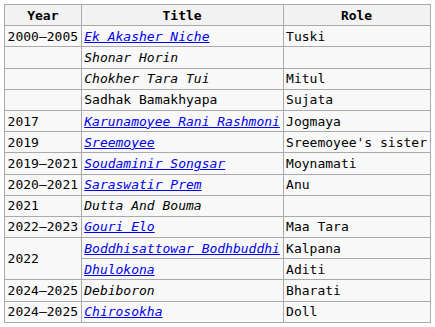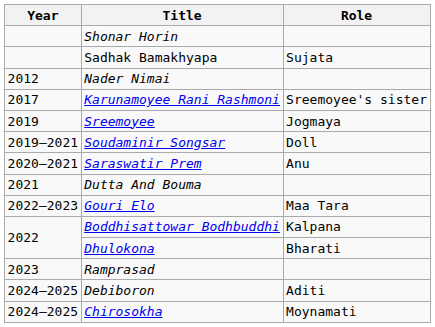- row: (147, 36)
- row: (147, 79)
+ row: (127, 79)
(313, 121) Jogmaya -> (357, 100) Sreemoyee's sister
(357, 142) Sreemoyee's sister -> (313, 121) Jogmaya
(321, 163) Moynamati -> (302, 142) Doll
(306, 269) Aditi -> (313, 248) Bharati
+ row: (119, 269)
(313, 291) Bharati -> (306, 291) Aditi
(302, 312) Doll -> (321, 312) Moynamati
